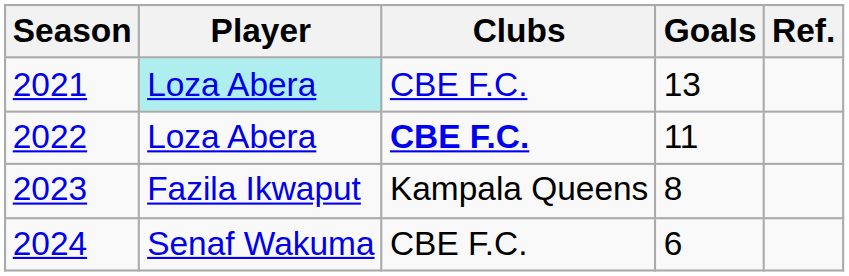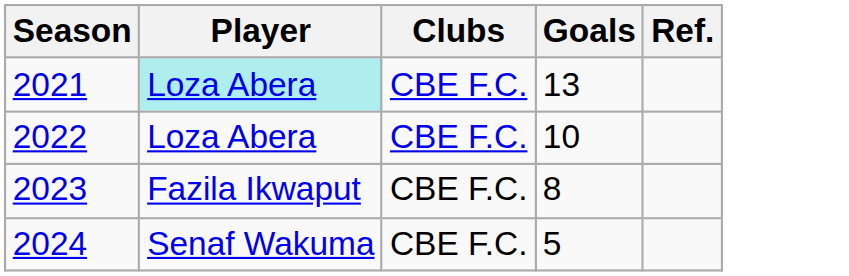(460, 137) bold -> (459, 137) normal
(681, 137) 11 -> (561, 137) 10
(519, 190) Kampala Queens -> (459, 190) CBE F.C.
(673, 243) 6 -> (552, 243) 5
